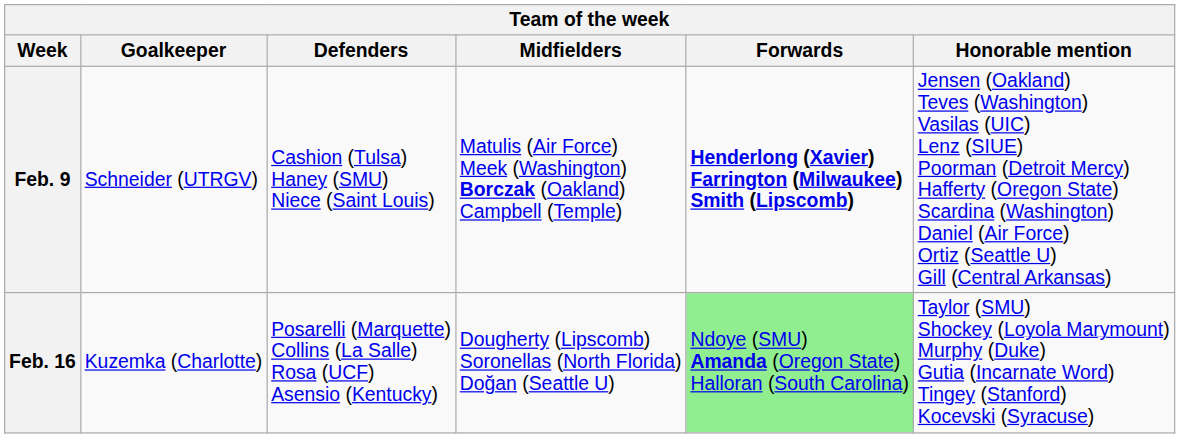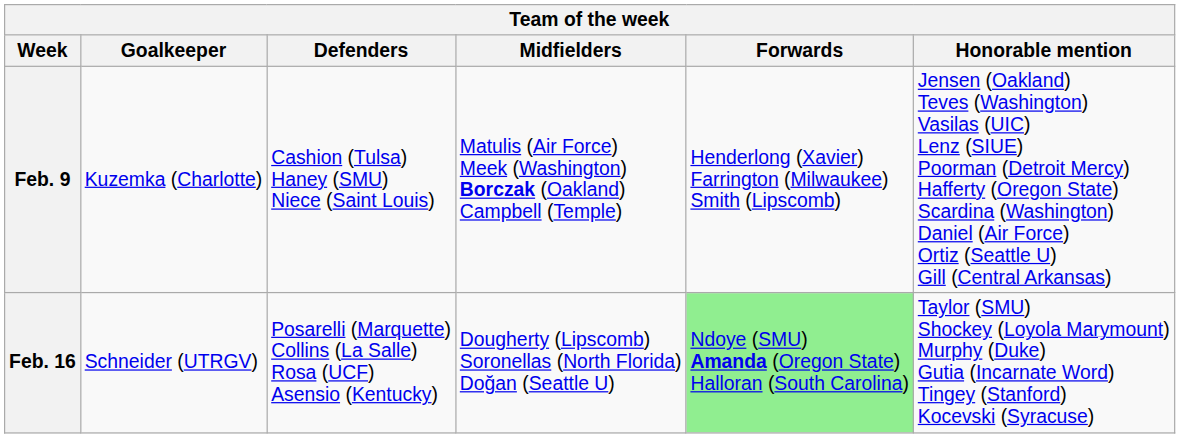(171, 179) Schneider (UTRGV) -> (173, 179) Kuzemka (Charlotte)
(796, 179) bold -> (789, 179) normal
(173, 362) Kuzemka (Charlotte) -> (171, 362) Schneider (UTRGV)
